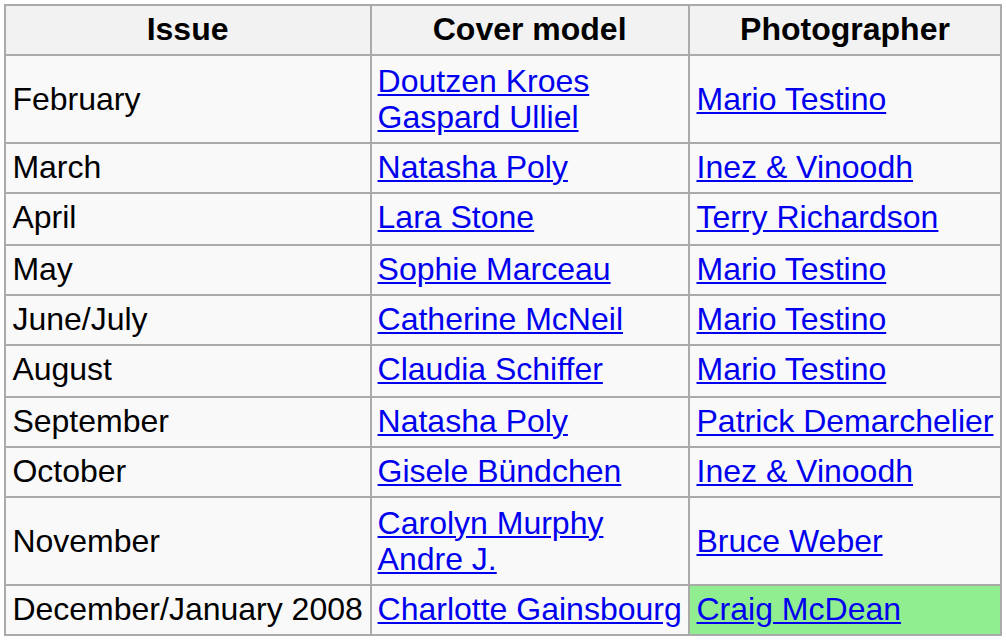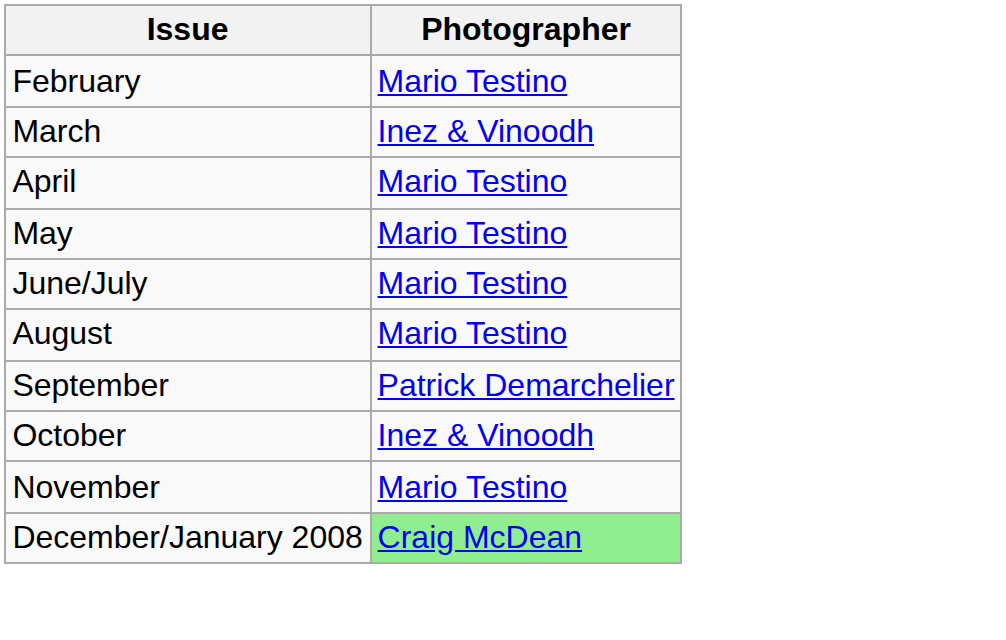- column: (530, 29)
(817, 218) Terry Richardson -> (472, 182) Mario Testino
(790, 540) Bruce Weber -> (472, 486) Mario Testino
